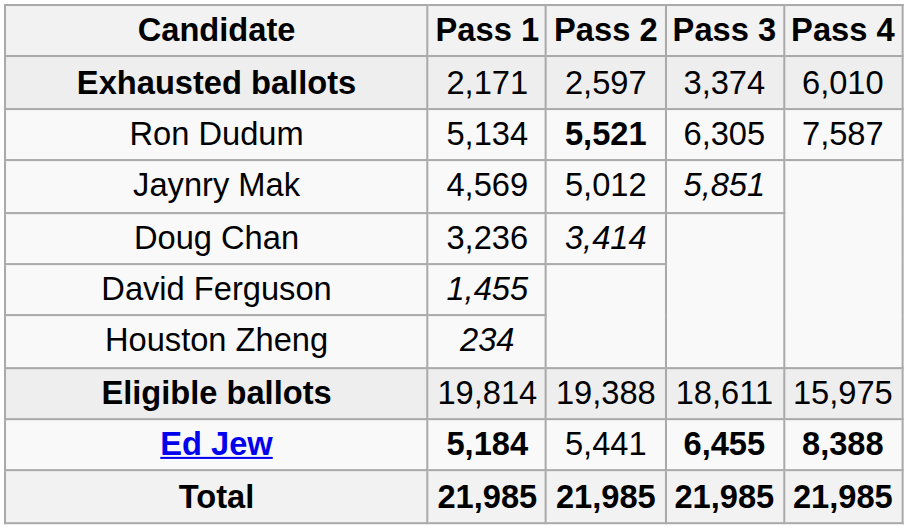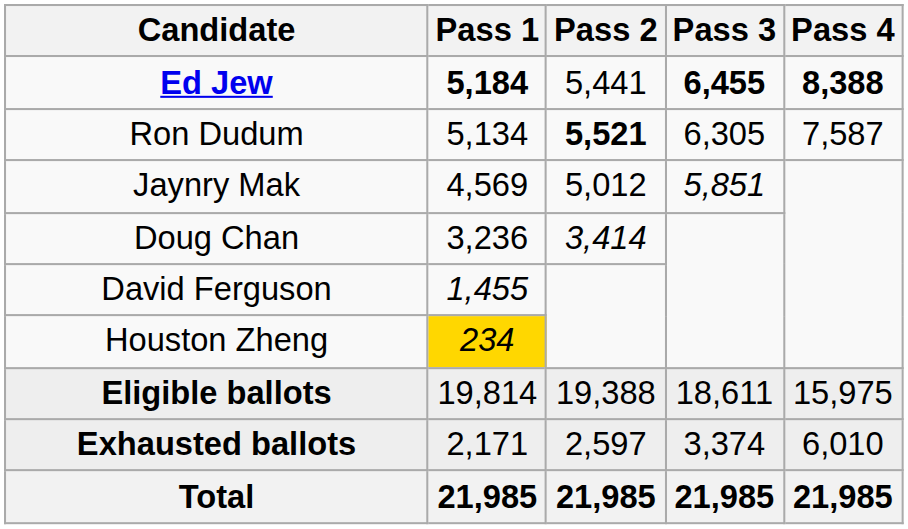rows swapped: (217, 444) <-> (217, 82)
(487, 340) no background -> (487, 340) gold background
